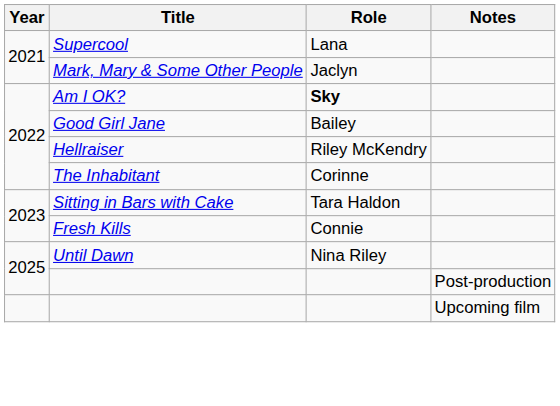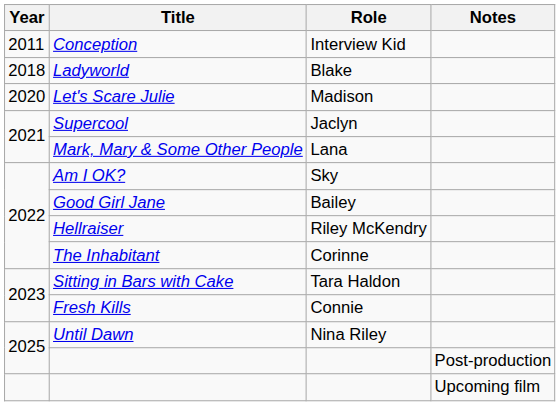+ row: (26, 44)
+ row: (27, 70)
+ row: (27, 96)
(329, 44) Lana -> (334, 123) Jaclyn
(334, 70) Jaclyn -> (329, 149) Lana
(325, 96) bold -> (324, 176) normal
